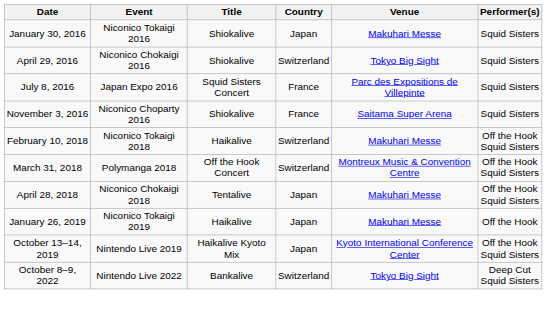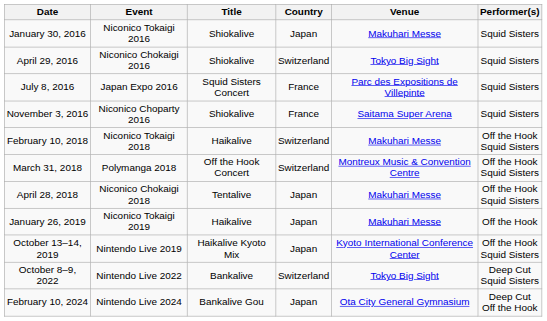+ row: (47, 302)
